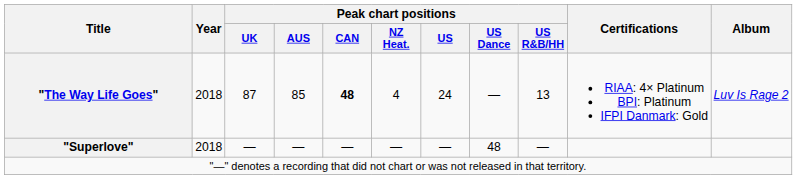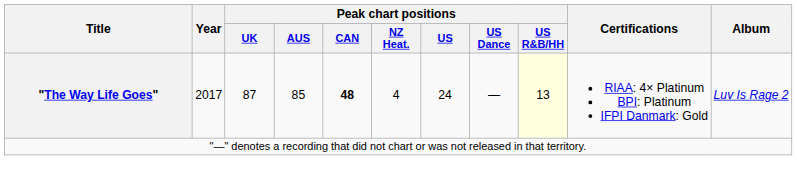(209, 95) 2018 -> (209, 95) 2017
(543, 95) no background -> (543, 95) lightyellow background
- row: (98, 147)
